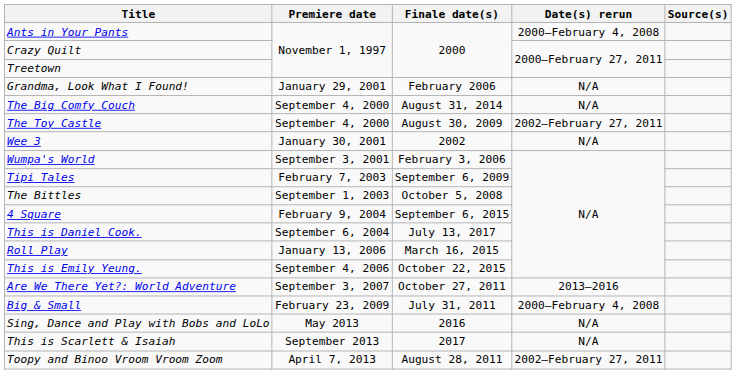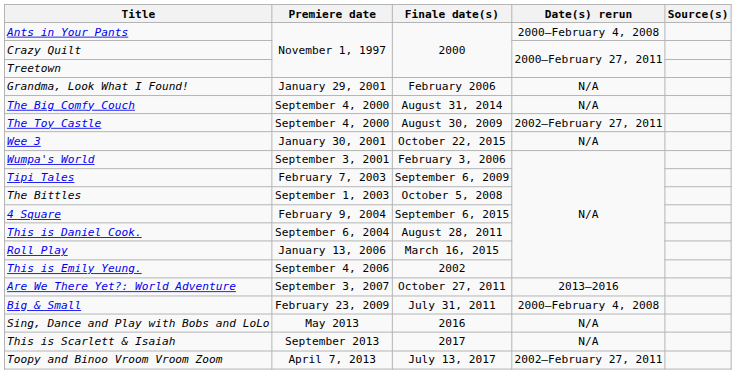(452, 141) 2002 -> (452, 141) October 22, 2015
(452, 232) July 13, 2017 -> (452, 232) August 28, 2011
(452, 269) October 22, 2015 -> (452, 269) 2002
(452, 360) August 28, 2011 -> (452, 360) July 13, 2017
